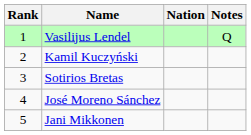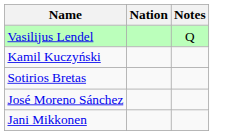- column: (23, 15)
